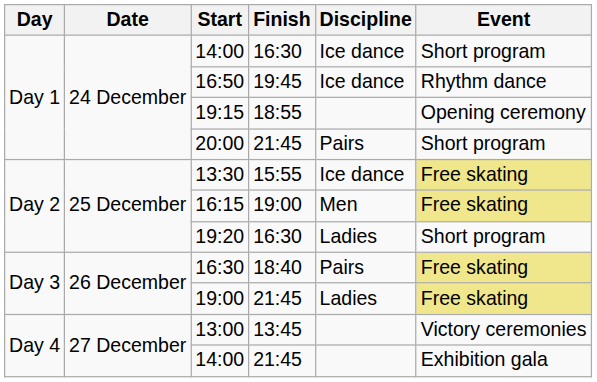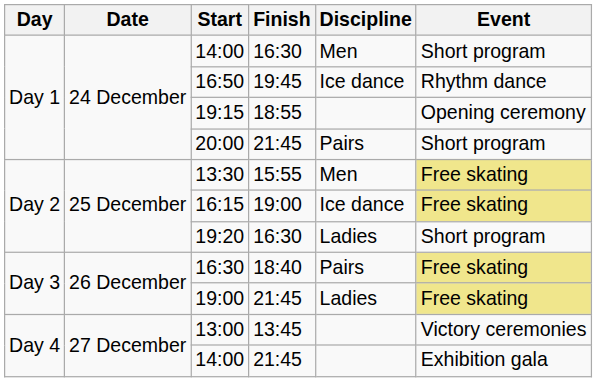(362, 50) Ice dance -> (339, 50) Men
(362, 174) Ice dance -> (339, 174) Men
(339, 205) Men -> (362, 205) Ice dance
